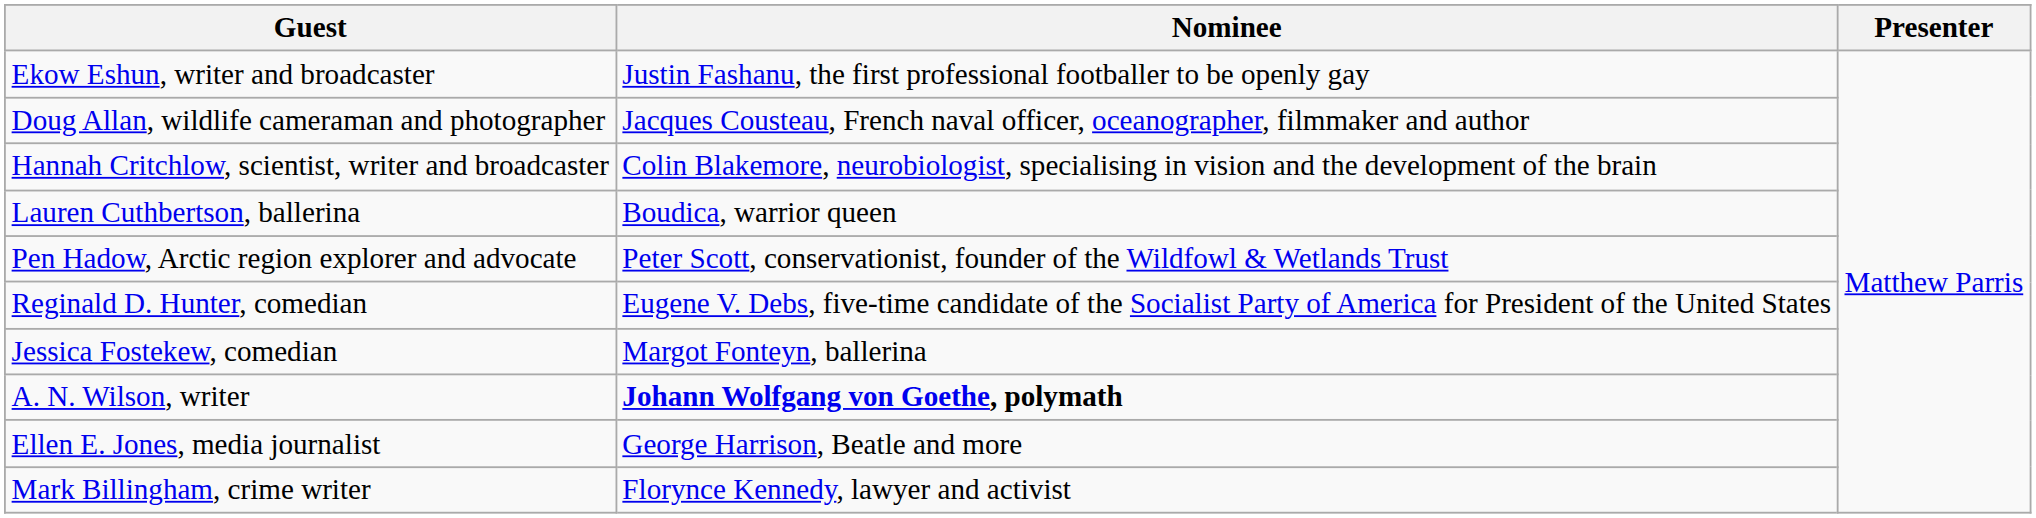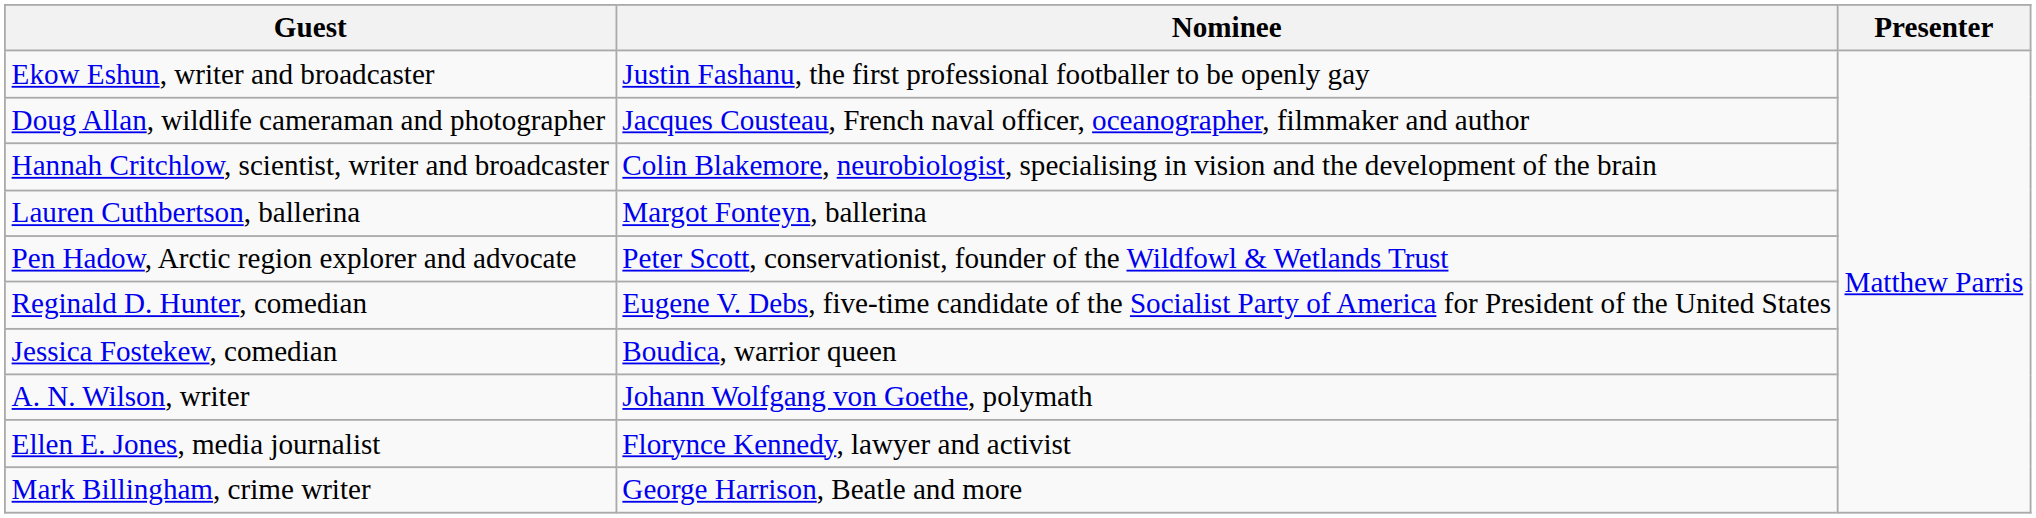(759, 212) Boudica, warrior queen -> (775, 212) Margot Fonteyn, ballerina
(775, 350) Margot Fonteyn, ballerina -> (759, 350) Boudica, warrior queen
(873, 397) bold -> (857, 397) normal
(822, 443) George Harrison, Beatle and more -> (847, 443) Florynce Kennedy, lawyer and activist
(847, 489) Florynce Kennedy, lawyer and activist -> (822, 489) George Harrison, Beatle and more
